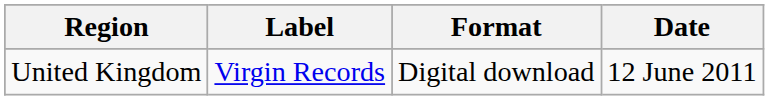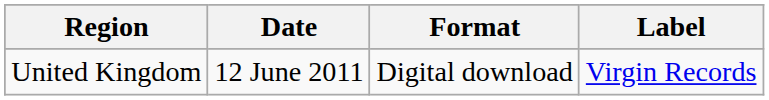columns swapped: (682, 26) <-> (300, 26)
